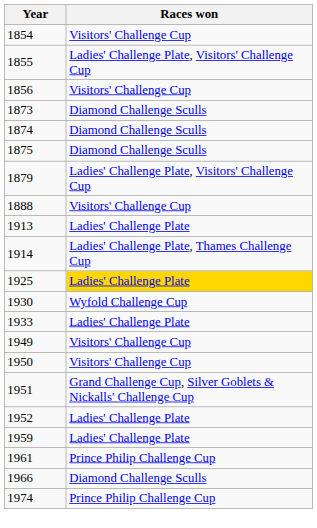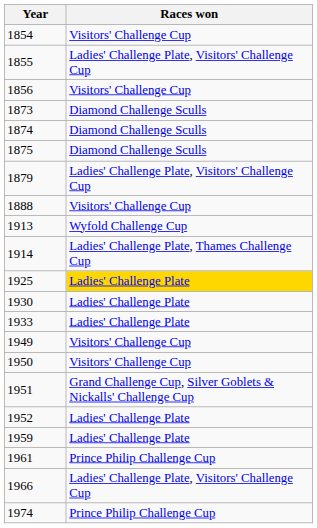(129, 226) Ladies' Challenge Plate -> (128, 226) Wyfold Challenge Cup
(128, 301) Wyfold Challenge Cup -> (129, 301) Ladies' Challenge Plate
(138, 478) Diamond Challenge Sculls -> (181, 485) Ladies' Challenge Plate, Visitors' Challenge Cup
